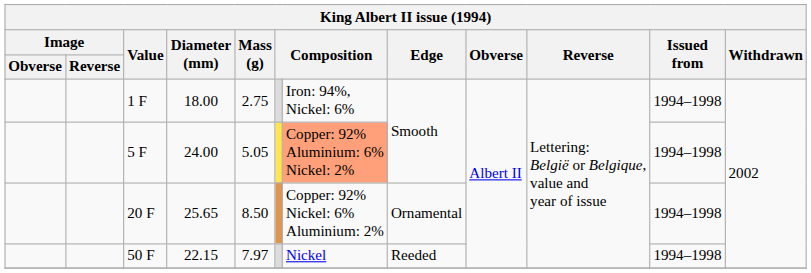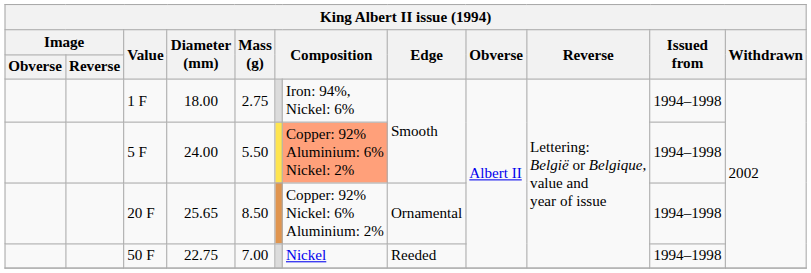(255, 152) 5.05 -> (255, 152) 5.50
(201, 255) 22.15 -> (201, 255) 22.75
(255, 255) 7.97 -> (255, 255) 7.00
